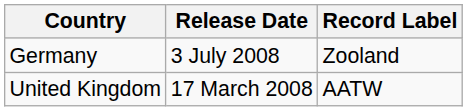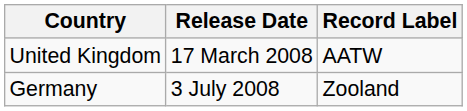rows swapped: (53, 55) <-> (85, 88)
